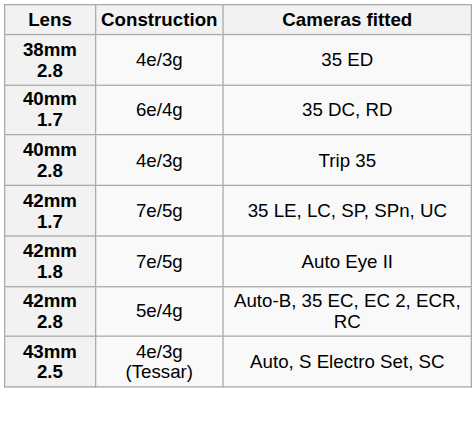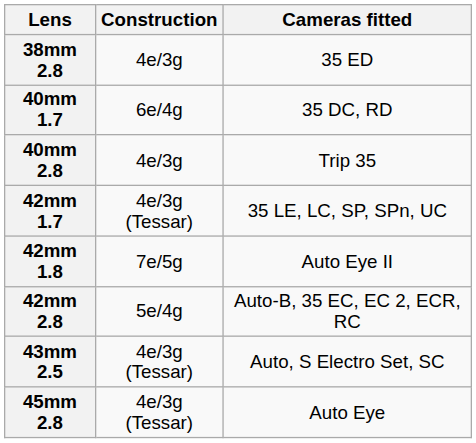(159, 211) 7e/5g -> (159, 211) 4e/3g (Tessar)
+ row: (50, 412)
